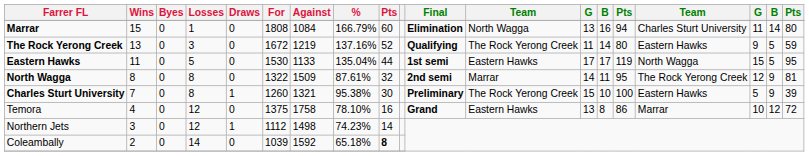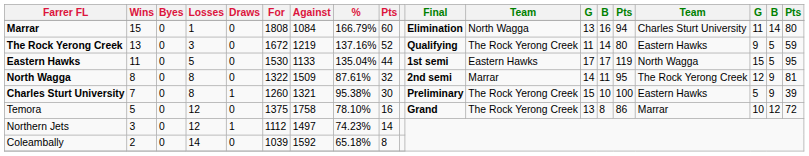(132, 110) 4 -> (132, 110) 5
(503, 110) Eastern Hawks -> (523, 110) The Rock Yerong Creek
(304, 126) 1498 -> (304, 126) 1497
(384, 142) bold -> (384, 142) normal
